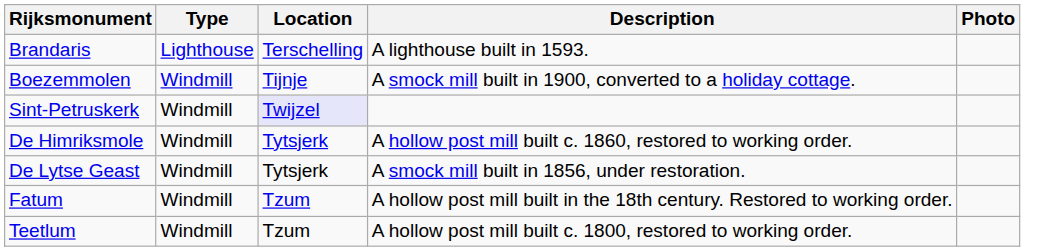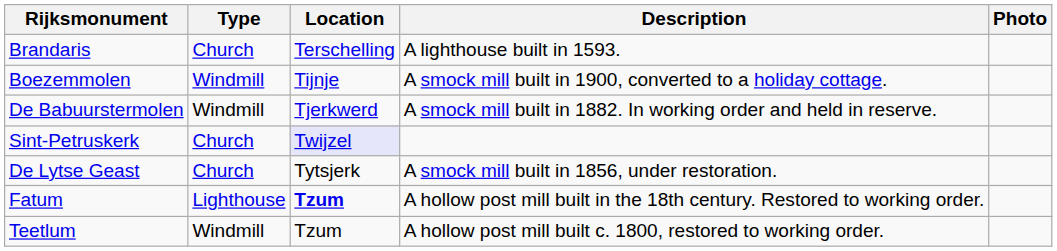(207, 49) Lighthouse -> (223, 49) Church
+ row: (96, 110)
(197, 110) Windmill -> (223, 140) Church
- row: (76, 140)
(197, 170) Windmill -> (223, 170) Church
(197, 200) Windmill -> (239, 200) Lighthouse
(286, 200) normal -> (319, 200) bold
